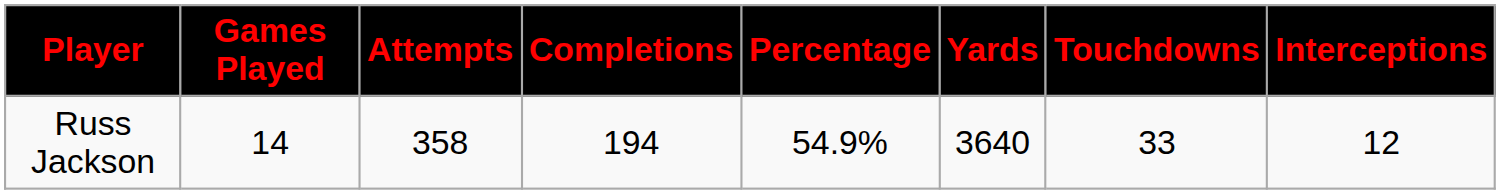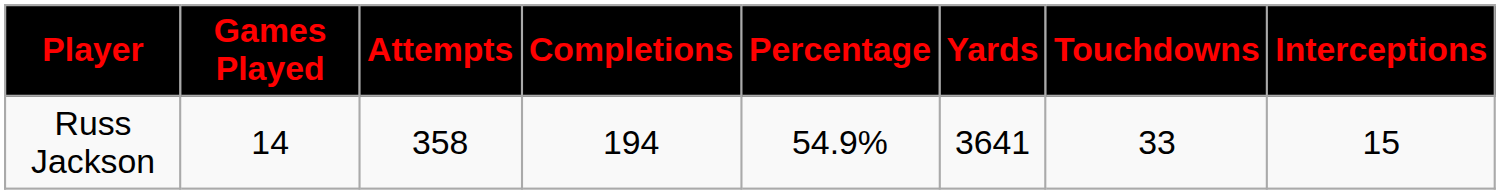(993, 141) 3640 -> (993, 141) 3641
(1381, 141) 12 -> (1381, 141) 15
